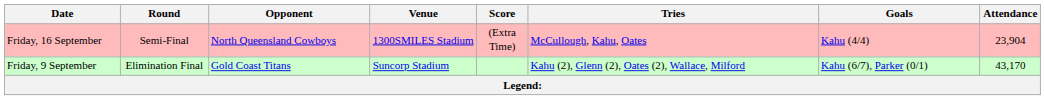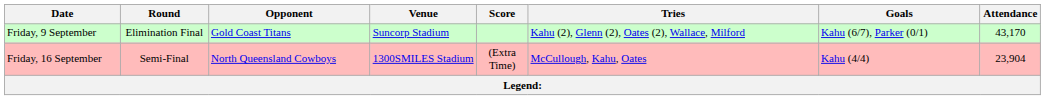rows swapped: (52, 66) <-> (54, 40)
